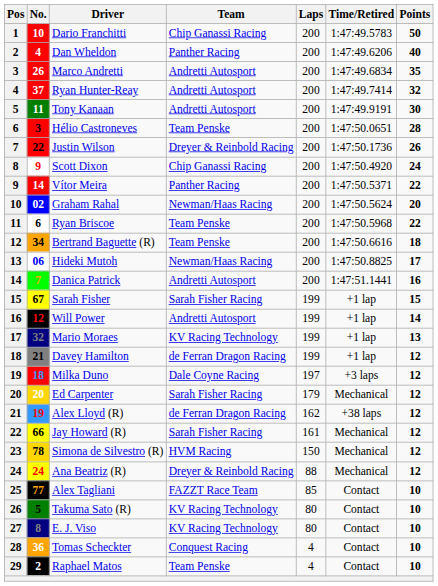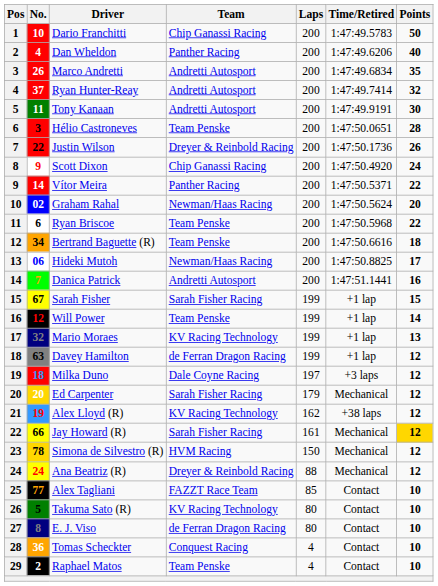(212, 318) Andretti Autosport -> (199, 318) Team Penske
(38, 357) 21 -> (38, 357) 63
(227, 414) de Ferran Dragon Racing -> (223, 414) KV Racing Technology
(415, 433) no background -> (415, 433) gold background
(223, 528) KV Racing Technology -> (227, 528) de Ferran Dragon Racing
